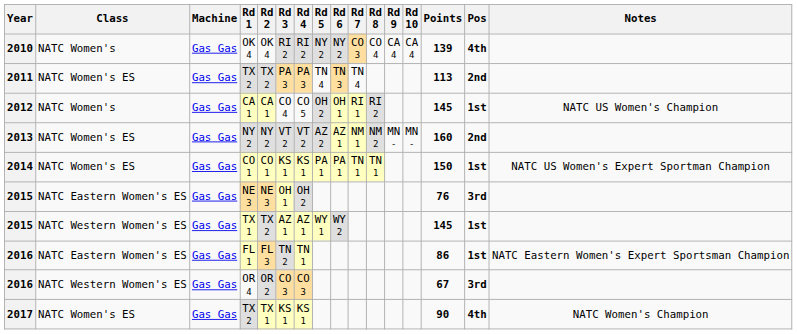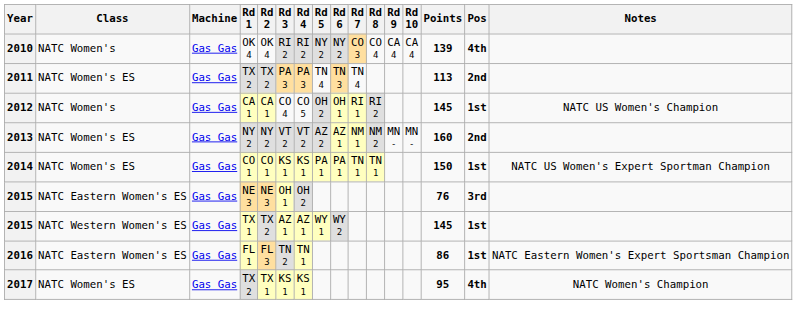- row: (20, 285)
(443, 315) 90 -> (443, 285) 95
